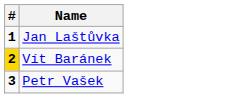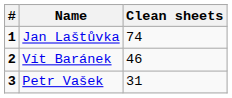+ column: (175, 16)
(12, 60) gold background -> (12, 60) no background
